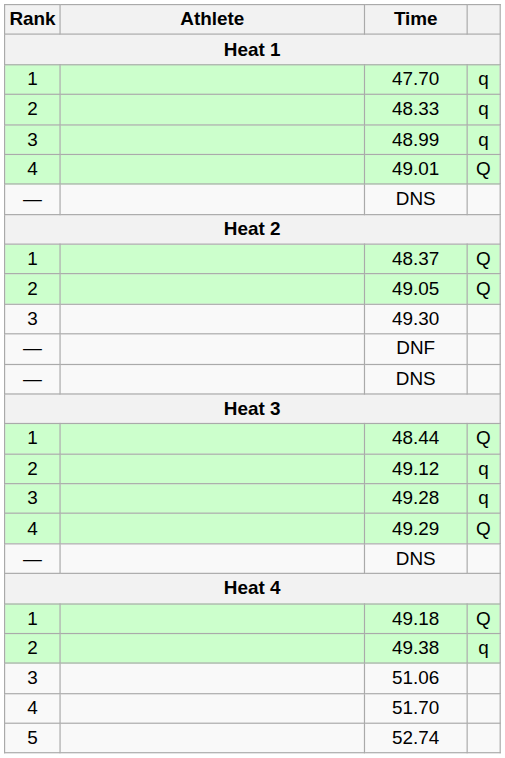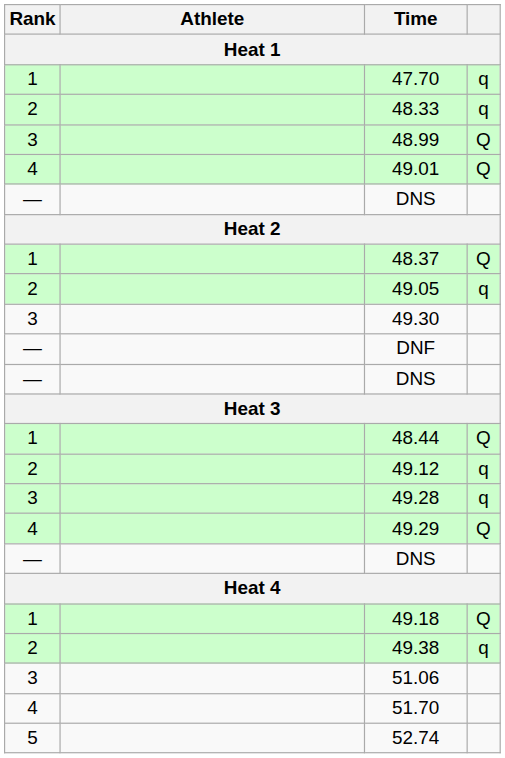(483, 139) q -> (483, 139) Q
(483, 288) Q -> (483, 288) q
